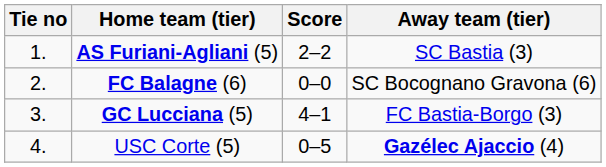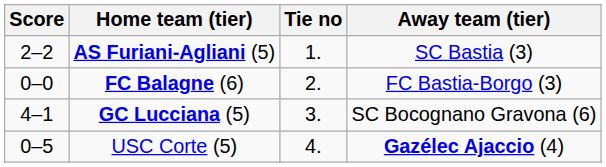columns swapped: (38, 20) <-> (315, 20)
(474, 83) SC Bocognano Gravona (6) -> (474, 83) FC Bastia-Borgo (3)
(474, 114) FC Bastia-Borgo (3) -> (474, 114) SC Bocognano Gravona (6)
